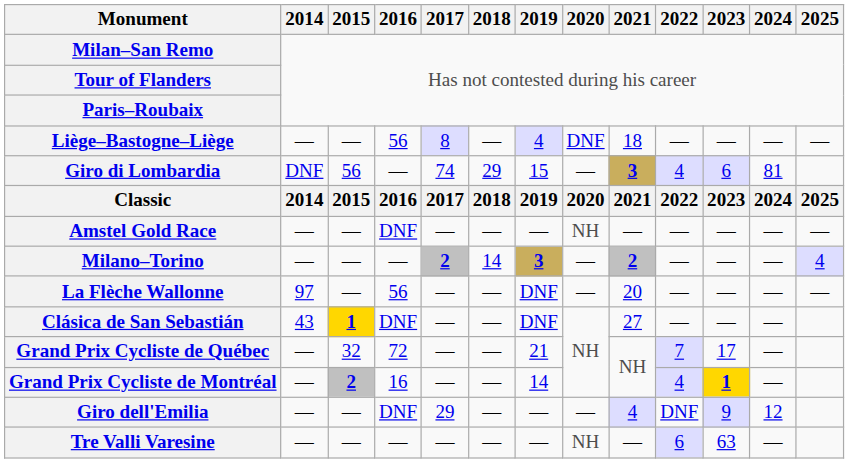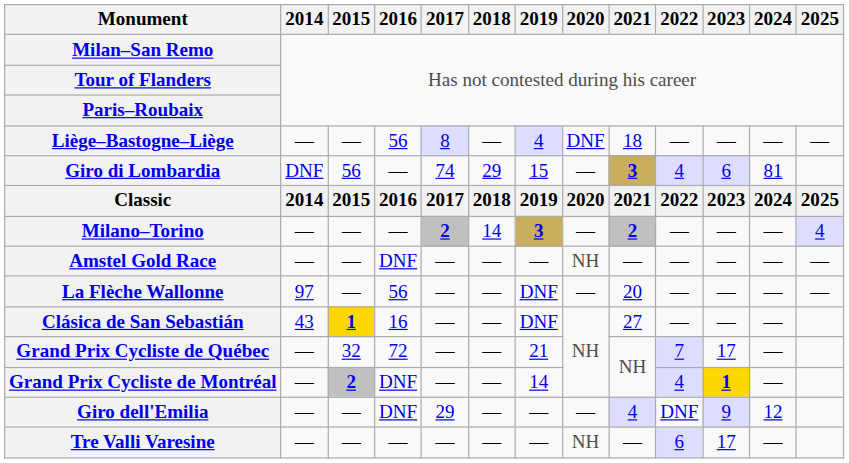rows swapped: (143, 261) <-> (143, 230)
(398, 321) DNF -> (398, 321) 16
(398, 381) 16 -> (398, 381) DNF
(726, 442) 63 -> (726, 442) 17
